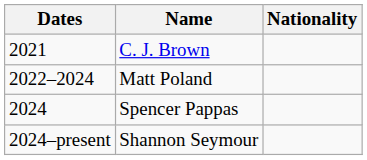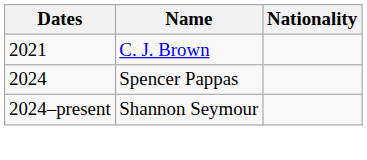- row: (166, 79)
